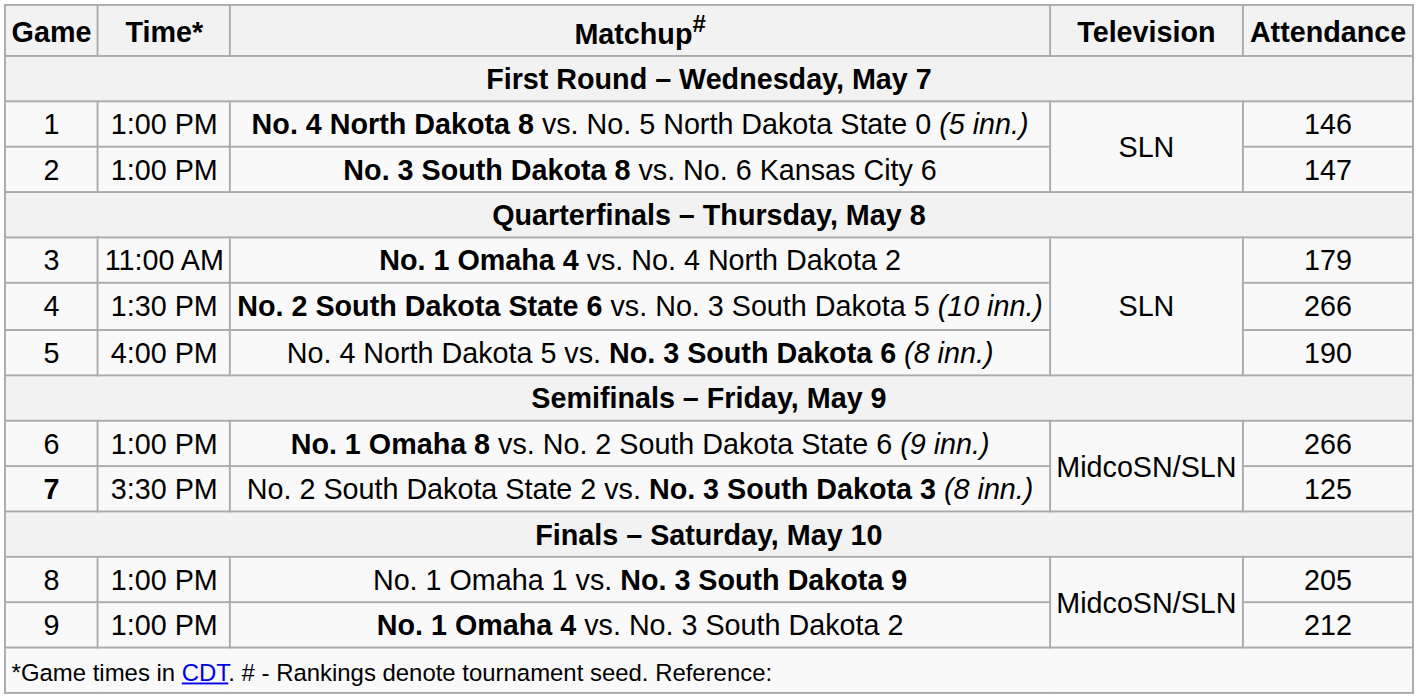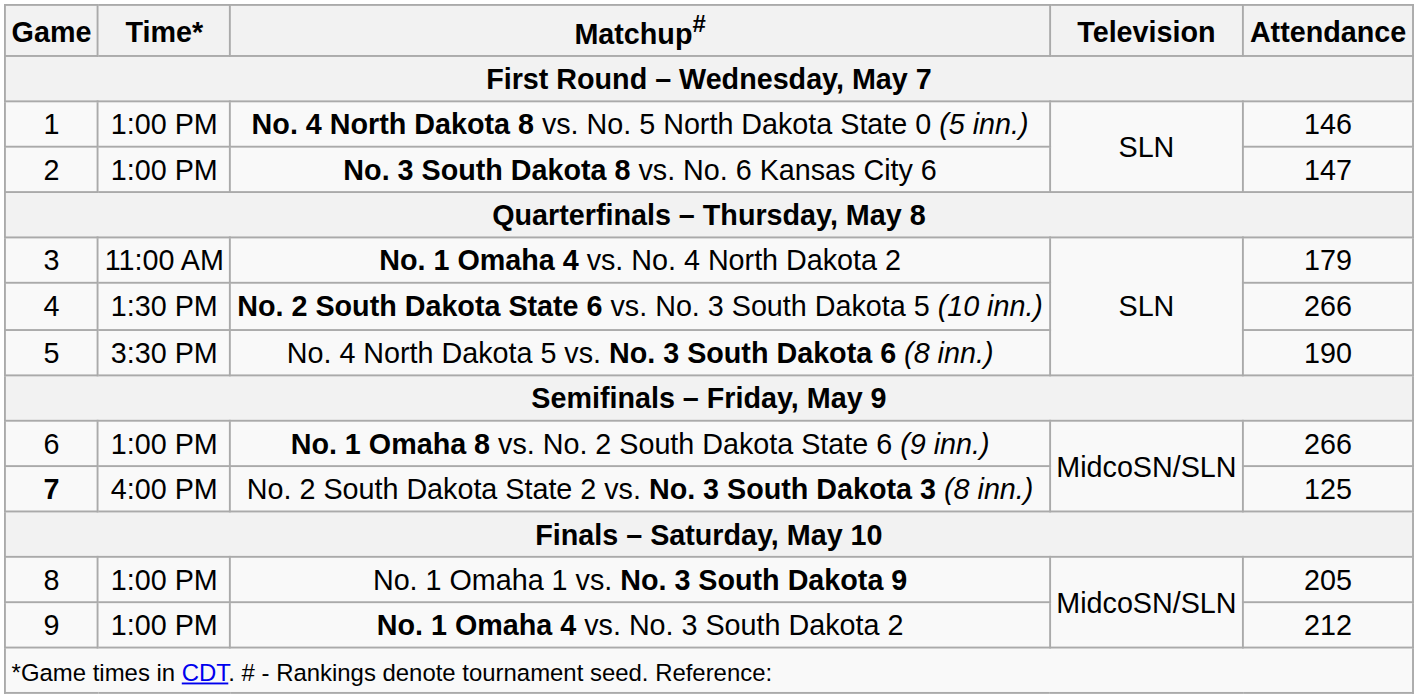(164, 352) 4:00 PM -> (164, 352) 3:30 PM
(164, 488) 3:30 PM -> (164, 488) 4:00 PM
